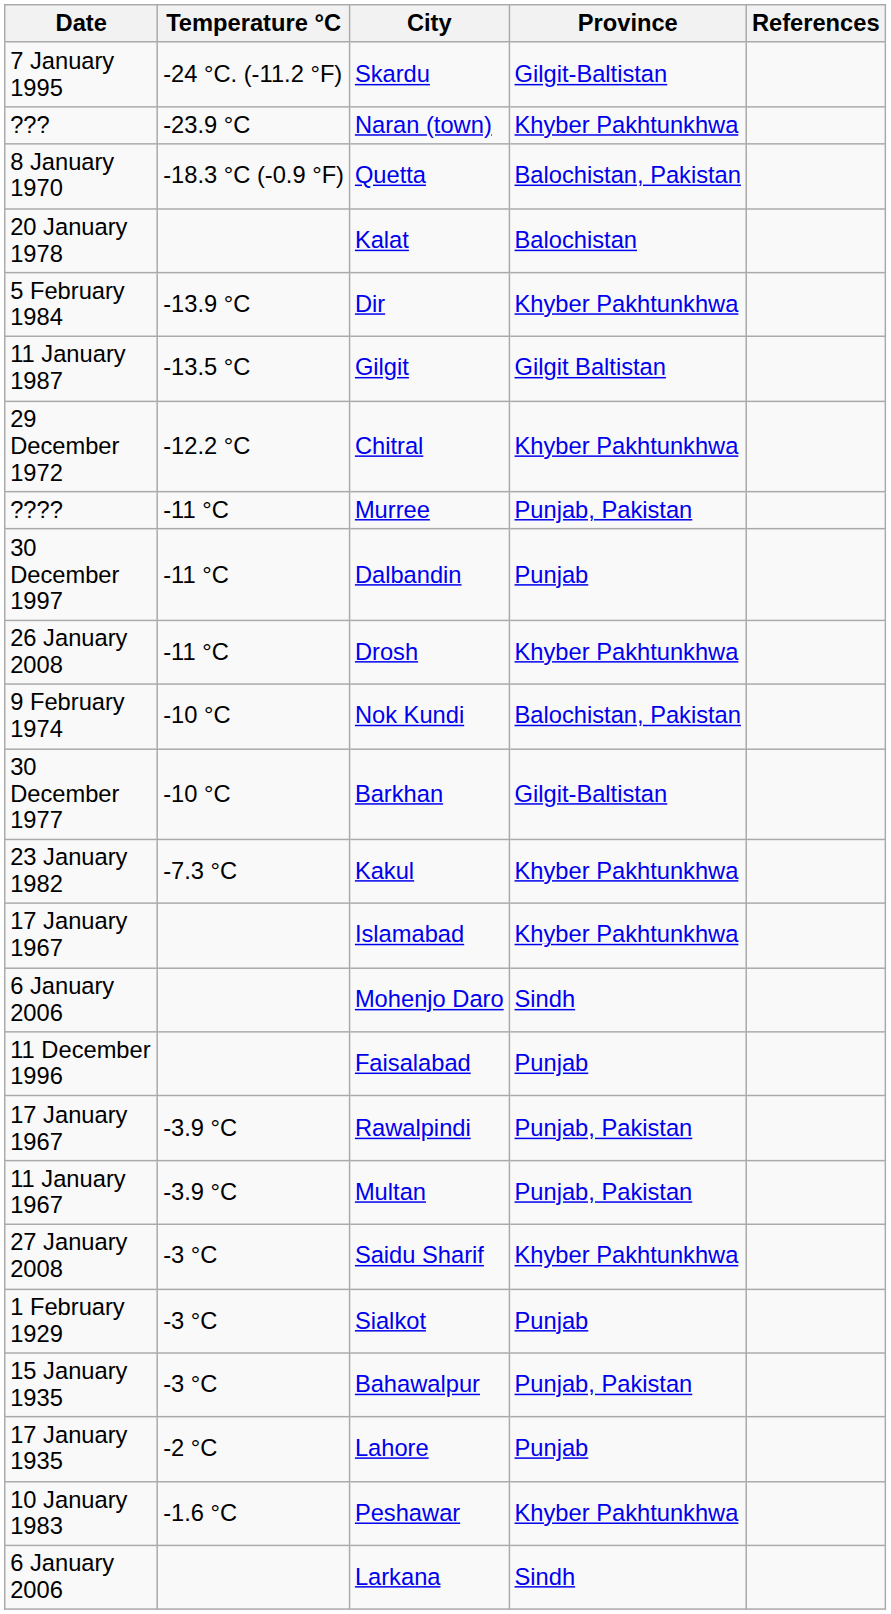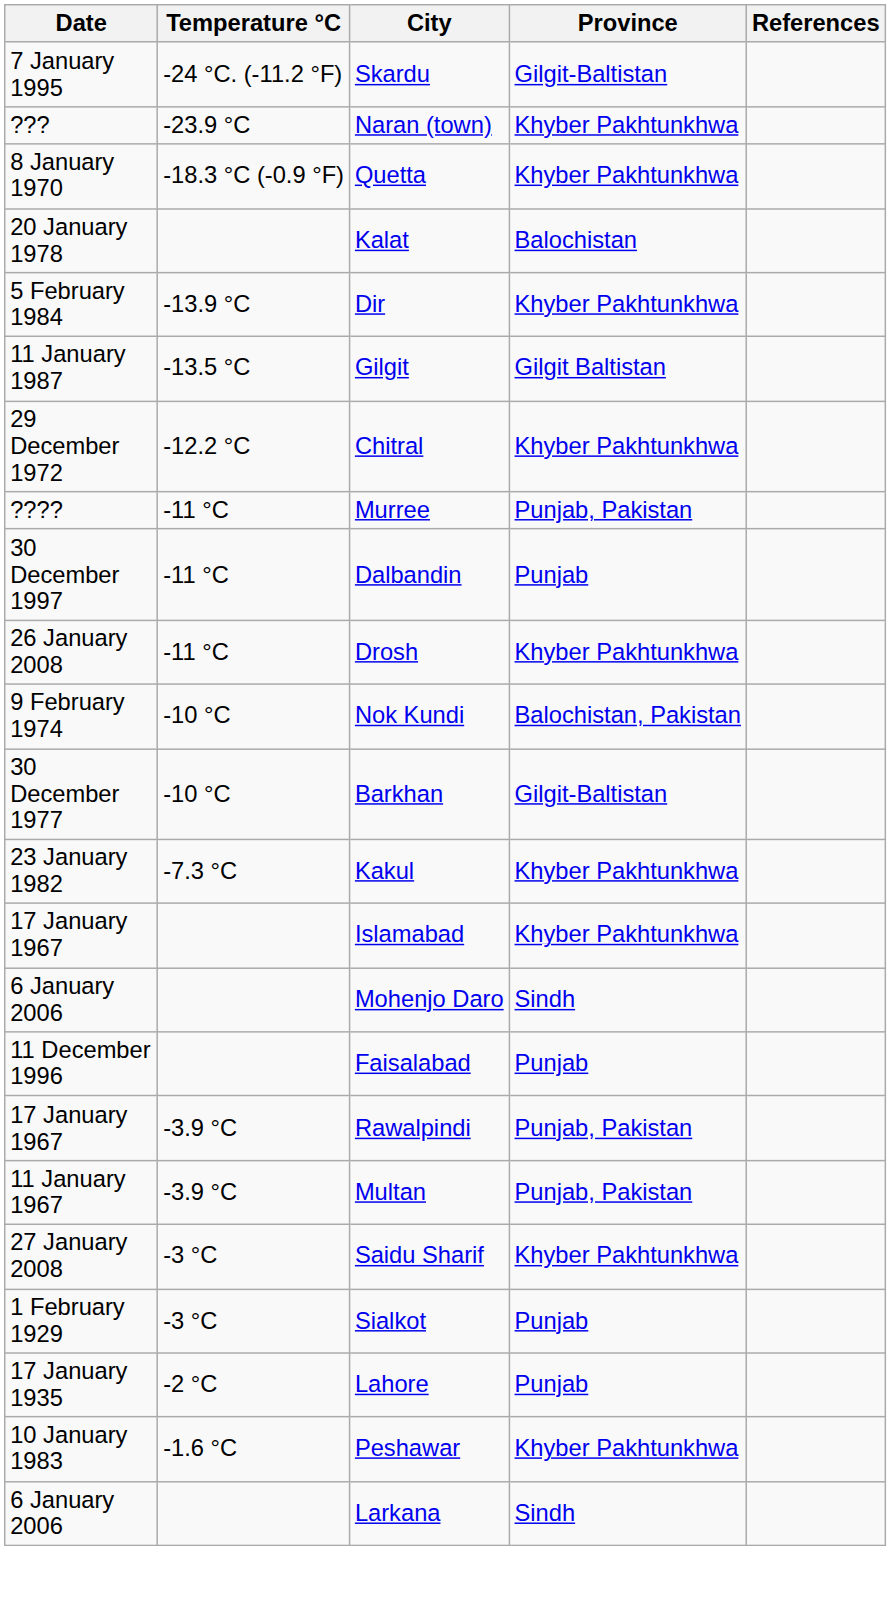(628, 175) Balochistan, Pakistan -> (626, 175) Khyber Pakhtunkhwa
- row: (417, 1384)
